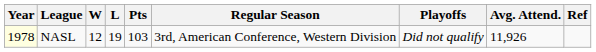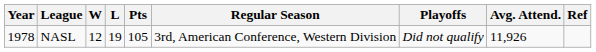(21, 36) lightyellow background -> (21, 36) no background
(138, 36) 103 -> (138, 36) 105
